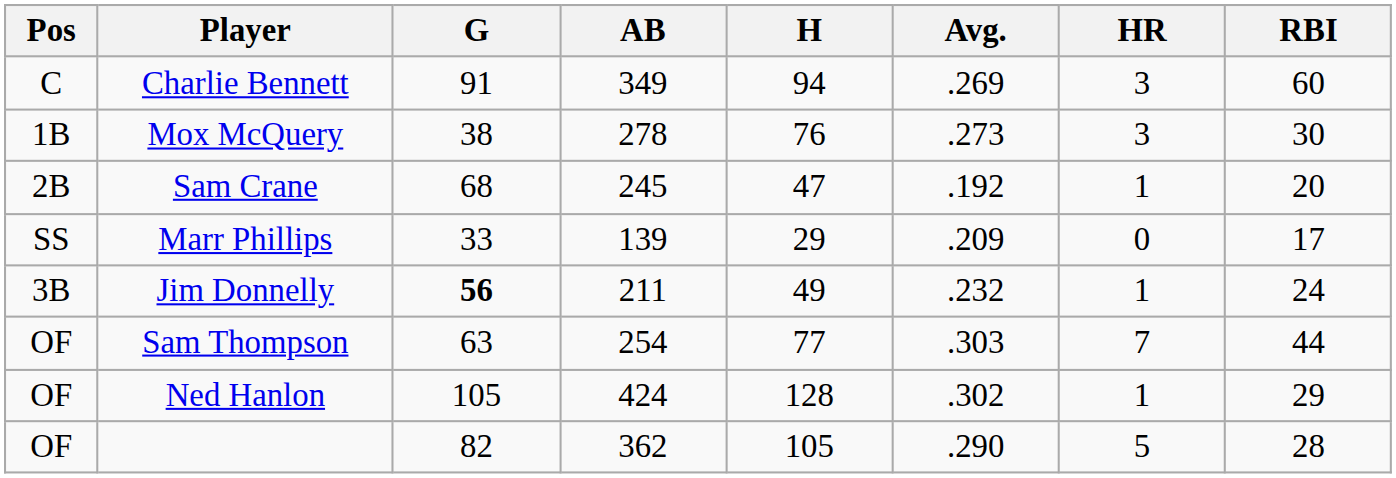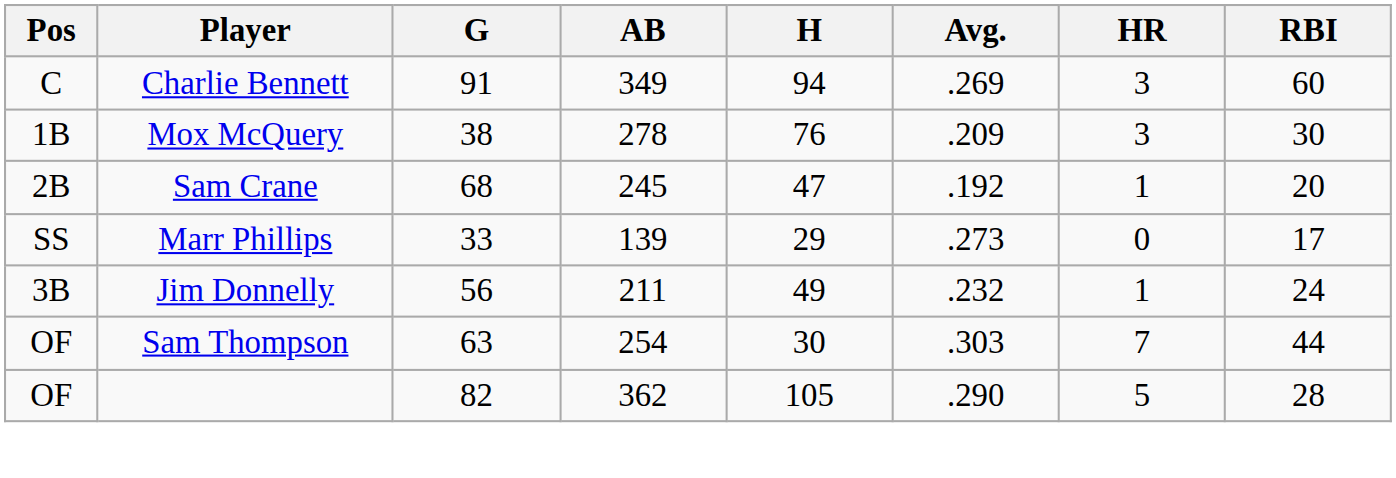(976, 134) .273 -> (976, 134) .209
(976, 238) .209 -> (976, 238) .273
(476, 290) bold -> (476, 290) normal
(809, 342) 77 -> (809, 342) 30
- row: (245, 394)
